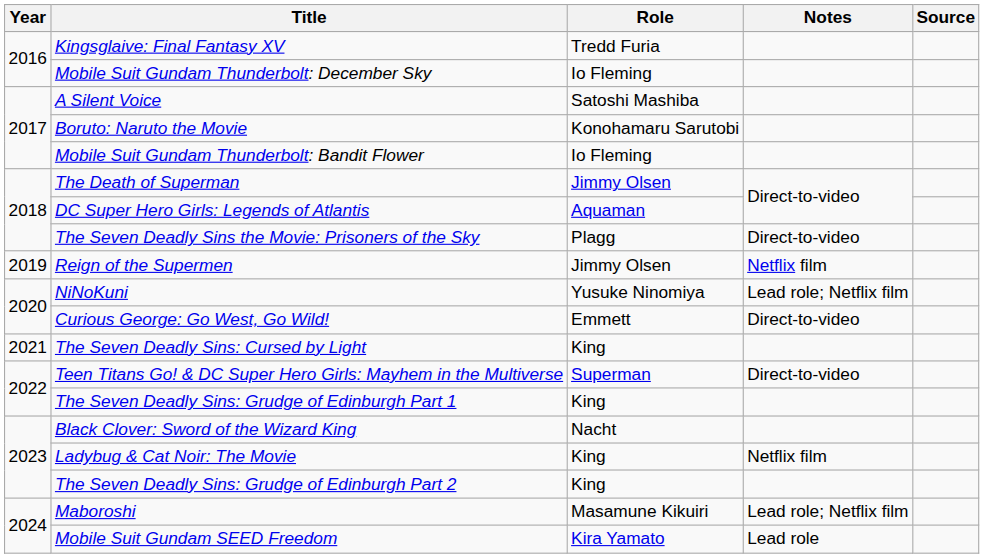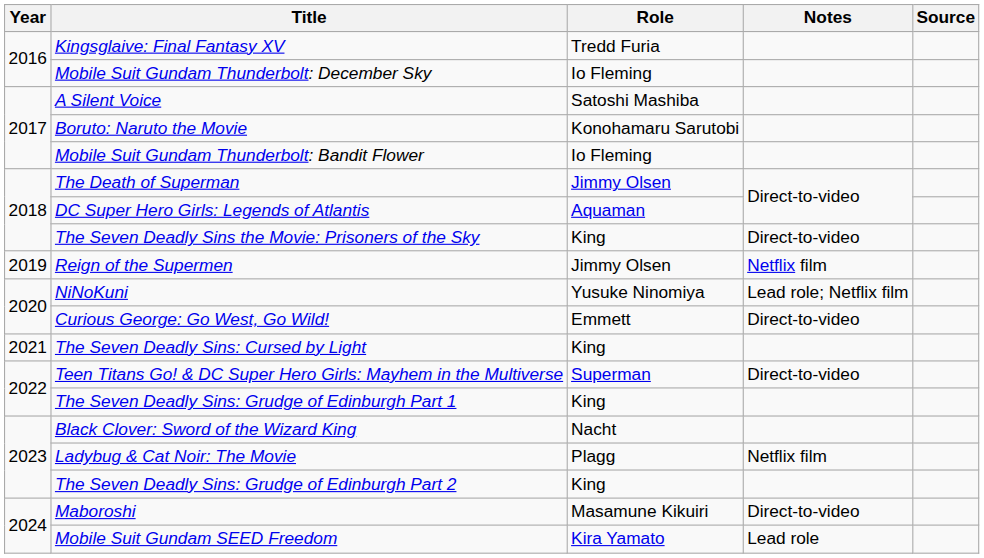(593, 237) Plagg -> (588, 237) King
(588, 456) King -> (593, 456) Plagg
(828, 511) Lead role; Netflix film -> (803, 511) Direct-to-video
